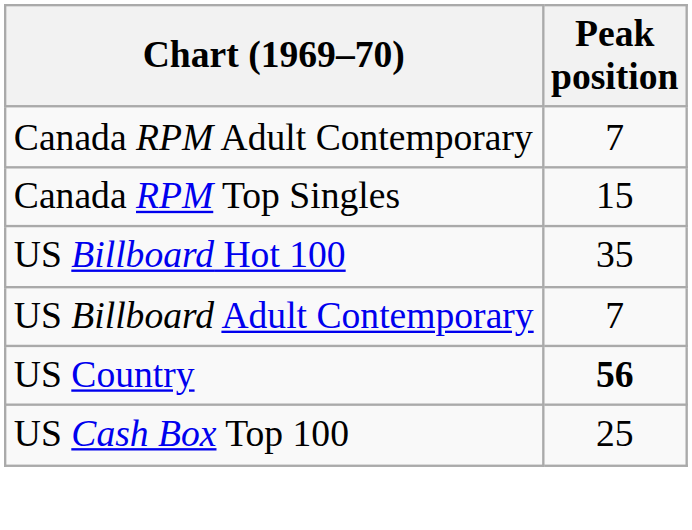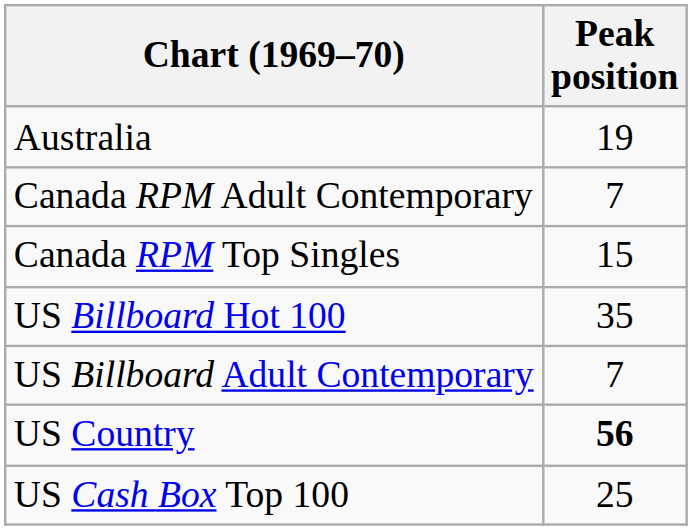+ row: (83, 136)
